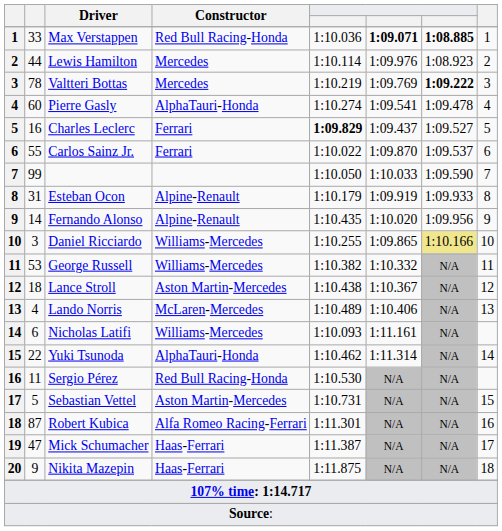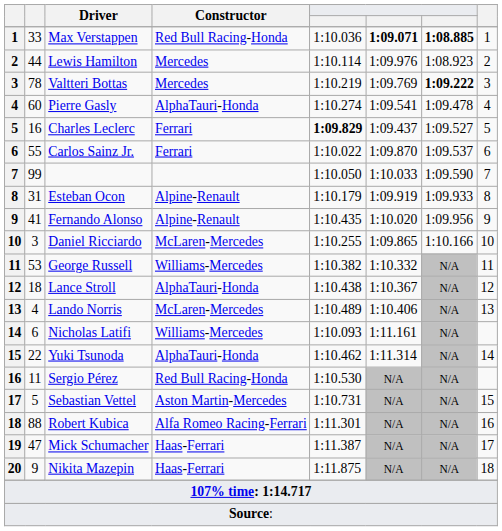(35, 219) 14 -> (35, 219) 41
(209, 242) Williams-Mercedes -> (209, 242) McLaren-Mercedes
(449, 242) khaki background -> (449, 242) no background
(221, 287) Aston Martin-Mercedes -> (207, 287) AlphaTauri-Honda
(35, 423) 87 -> (35, 423) 88
